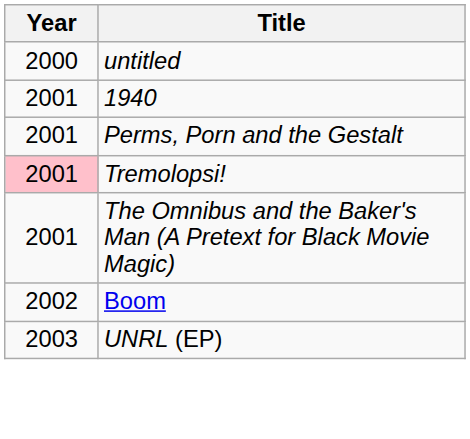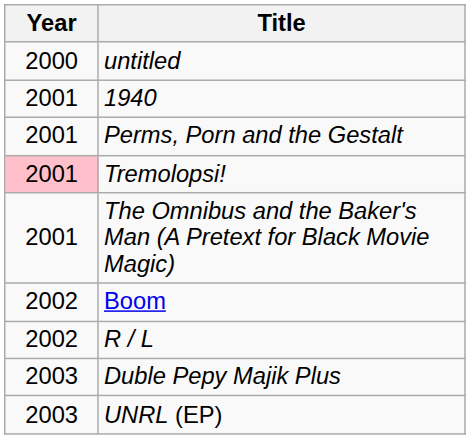+ row: (129, 339)
+ row: (222, 376)
